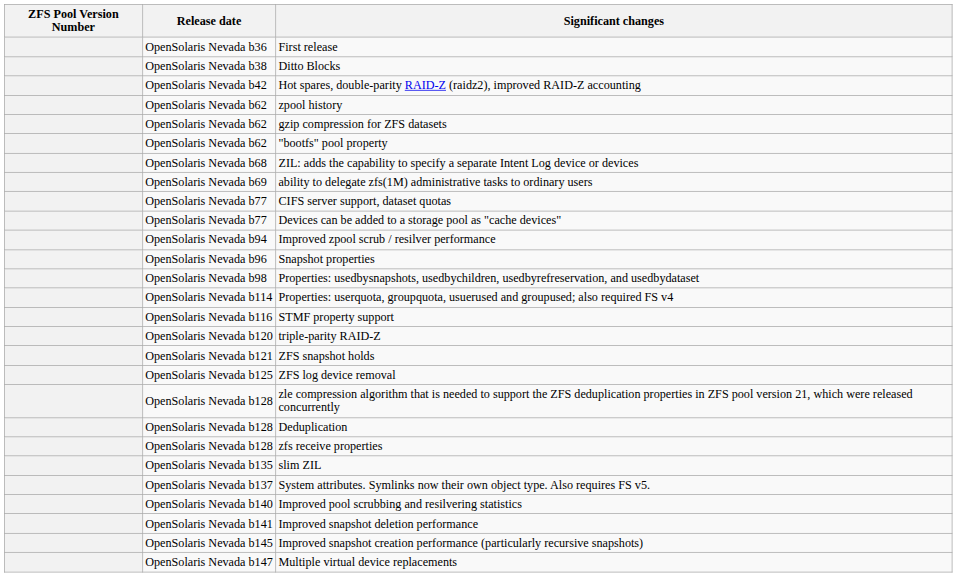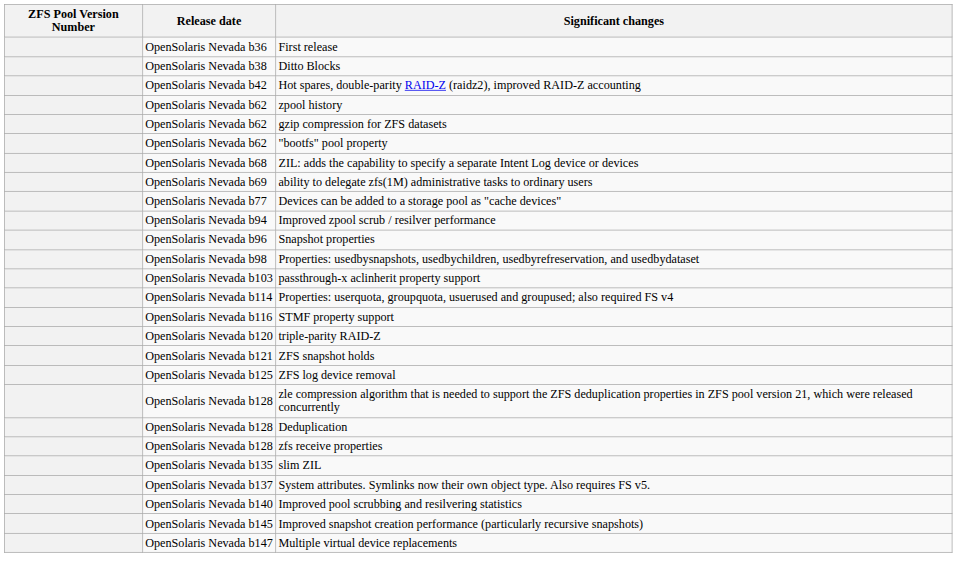- row: (365, 201)
+ row: (379, 278)
- row: (378, 523)
